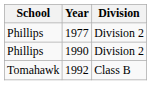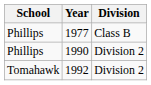(119, 32) Division 2 -> (112, 32) Class B
(112, 70) Class B -> (119, 70) Division 2
